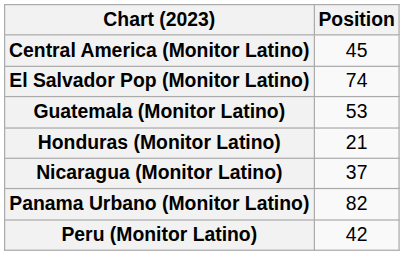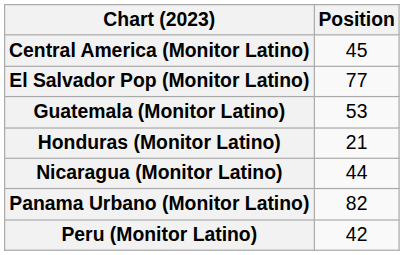(357, 81) 74 -> (357, 81) 77
(357, 173) 37 -> (357, 173) 44
